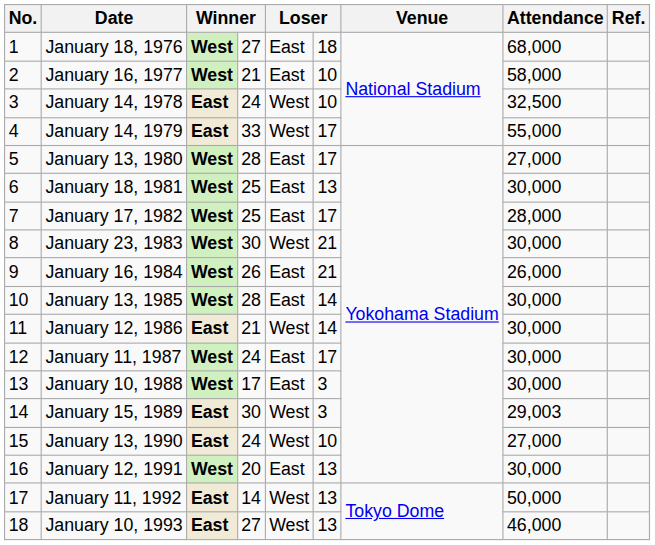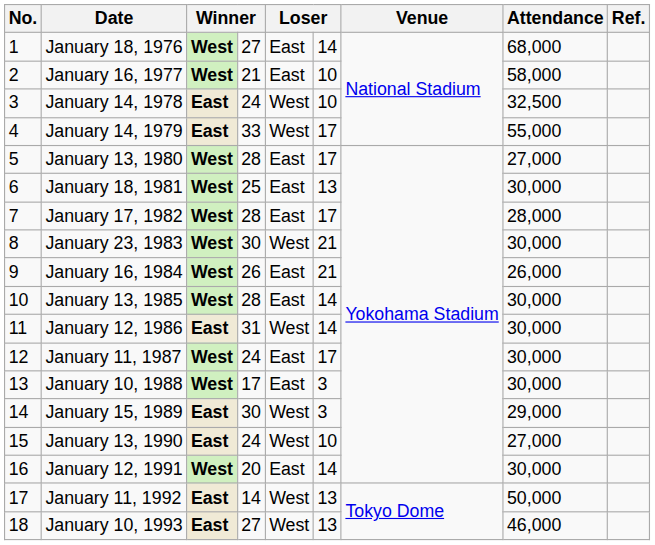(327, 46) 18 -> (327, 46) 14
(251, 215) 25 -> (251, 215) 28
(251, 328) 21 -> (251, 328) 31
(534, 412) 29,003 -> (534, 412) 29,000
(327, 469) 13 -> (327, 469) 14
